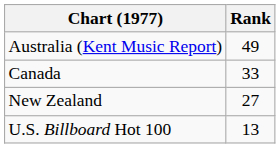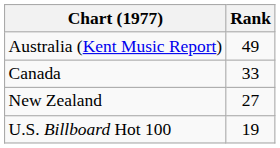(251, 128) 13 -> (251, 128) 19
